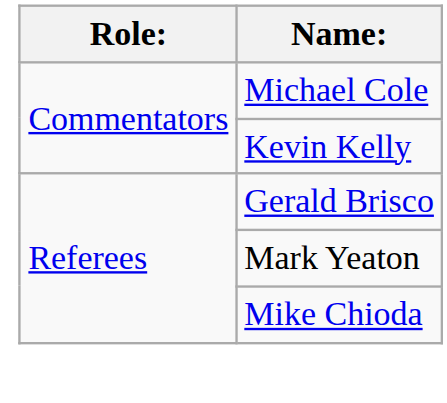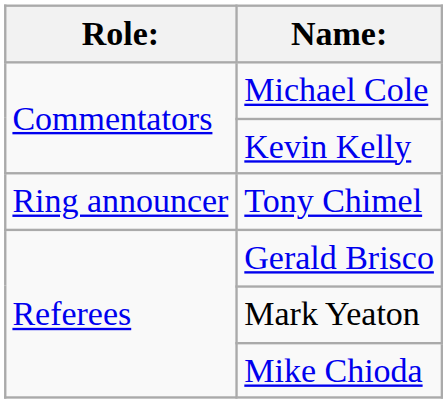+ row: (333, 201)
